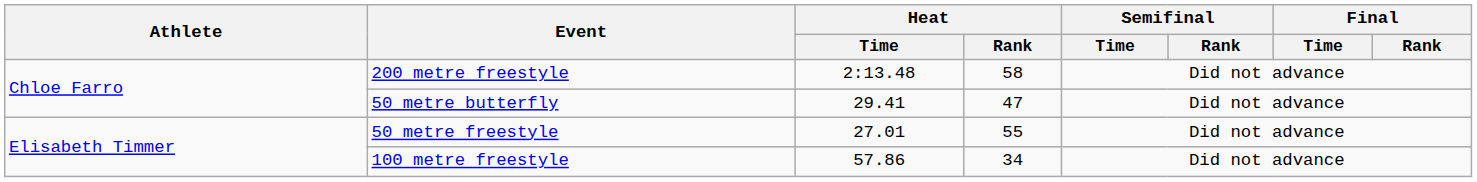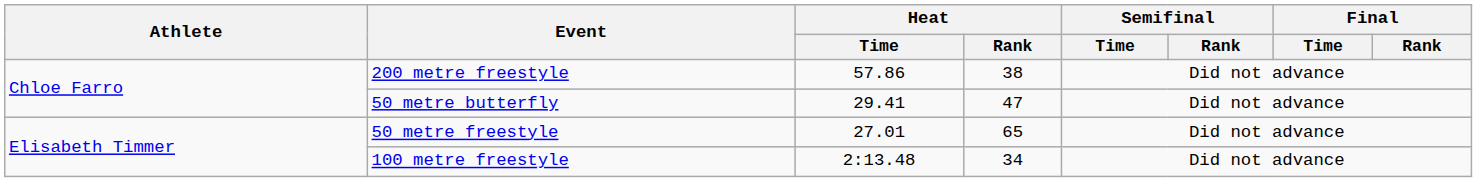(879, 74) 2:13.48 -> (879, 74) 57.86
(1013, 74) 58 -> (1013, 74) 38
(1013, 132) 55 -> (1013, 132) 65
(879, 161) 57.86 -> (879, 161) 2:13.48
